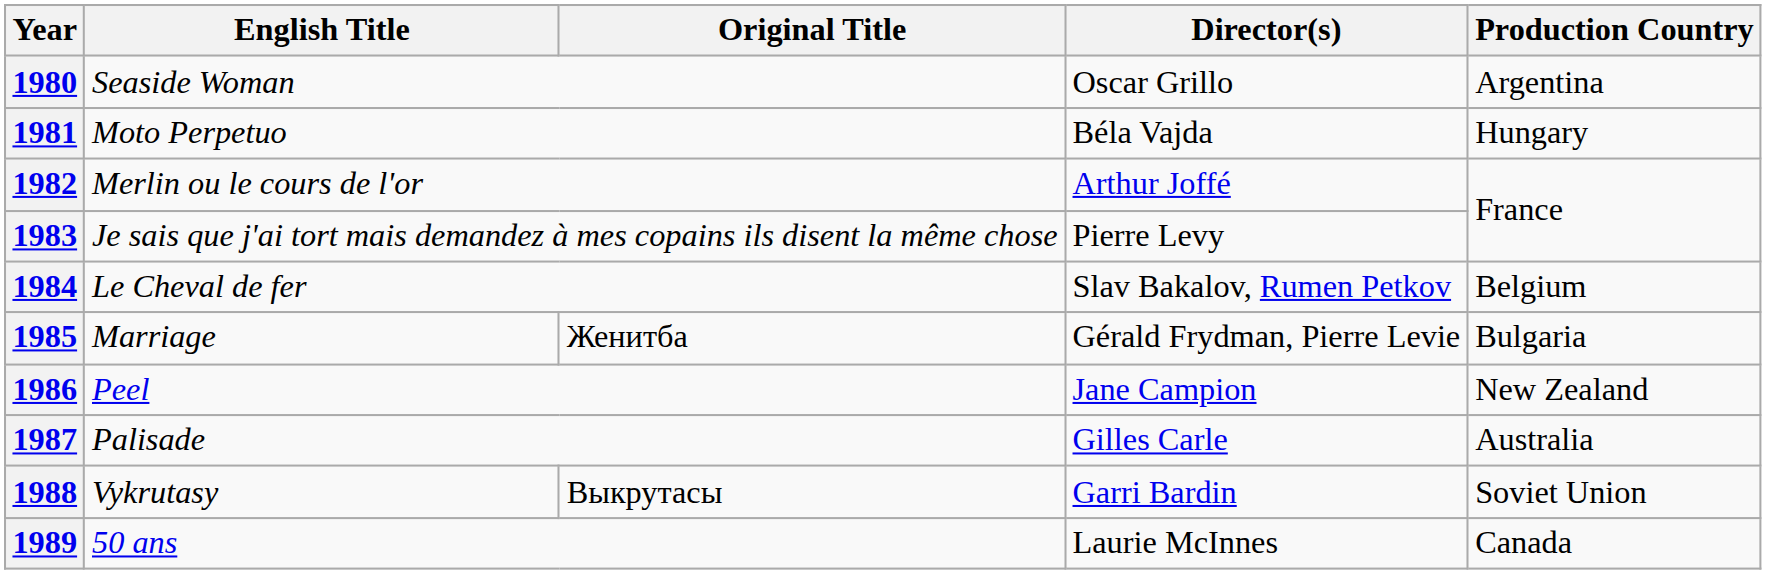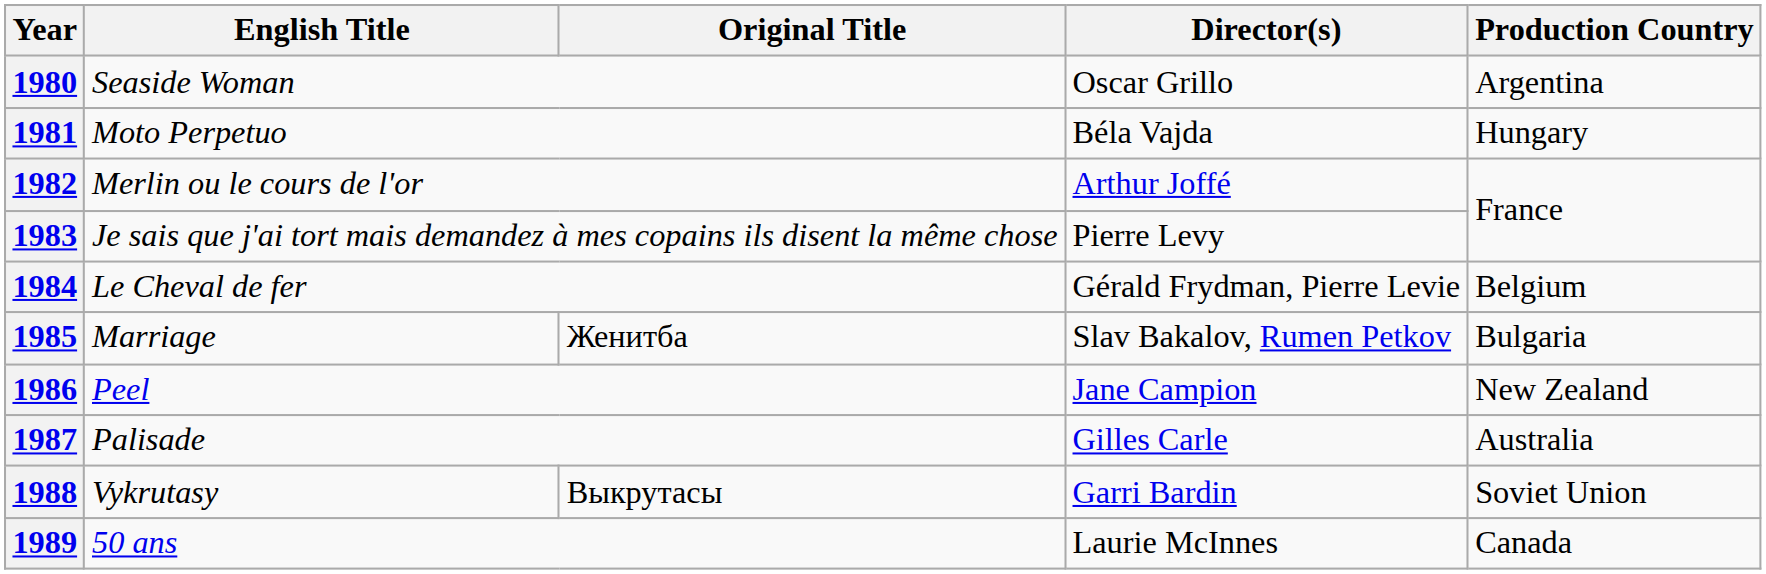(1262, 286) Slav Bakalov, Rumen Petkov -> (1266, 286) Gérald Frydman, Pierre Levie
(1266, 337) Gérald Frydman, Pierre Levie -> (1262, 337) Slav Bakalov, Rumen Petkov
